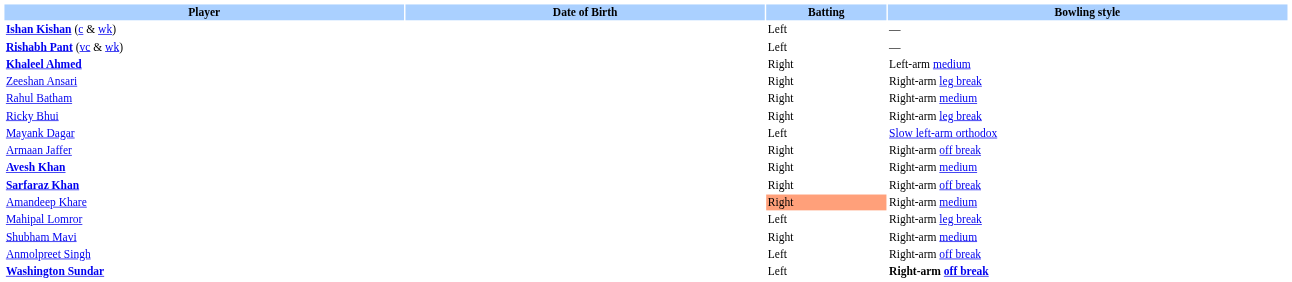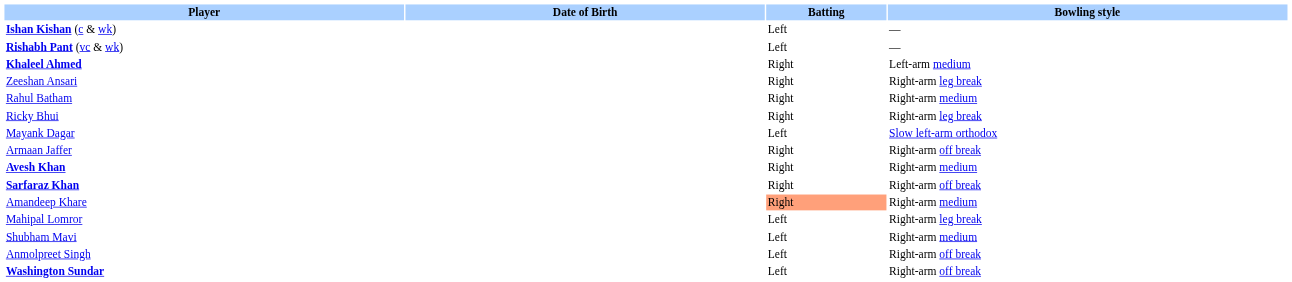(781, 237) Right -> (777, 237) Left
(939, 271) bold -> (935, 271) normal
